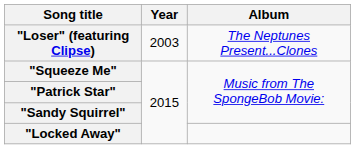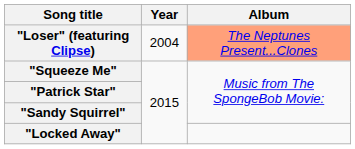(164, 43) 2003 -> (164, 43) 2004
(269, 43) no background -> (269, 43) lightsalmon background
